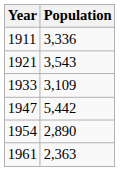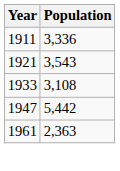(60, 85) 3,109 -> (60, 85) 3,108
- row: (22, 131)
